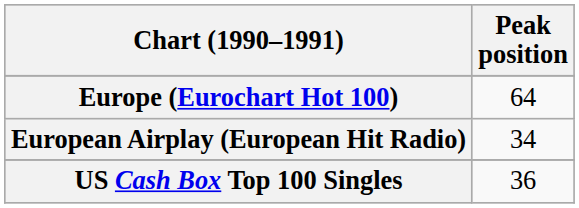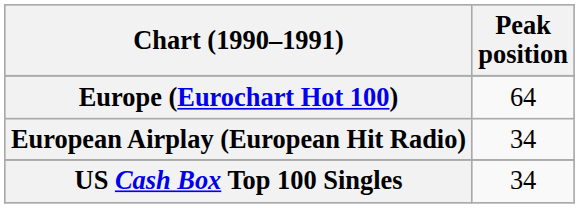(523, 180) 36 -> (523, 180) 34
